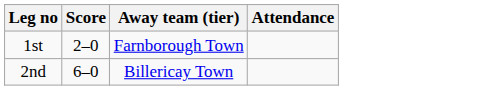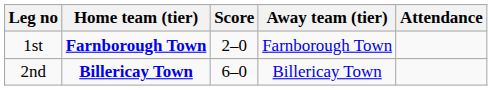+ column: (136, 17)
